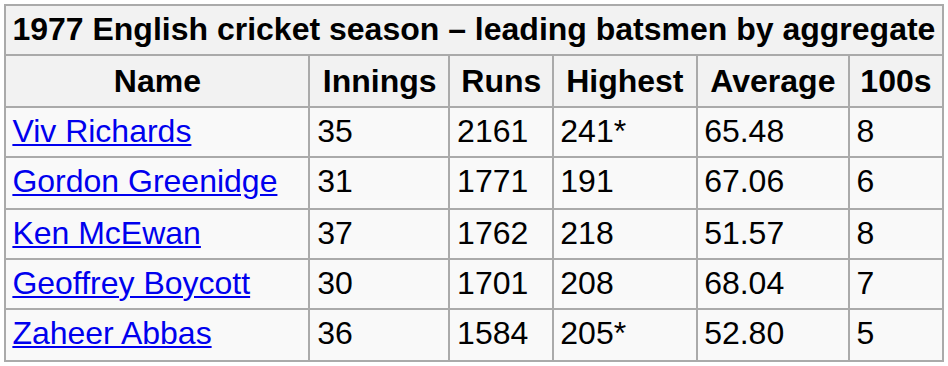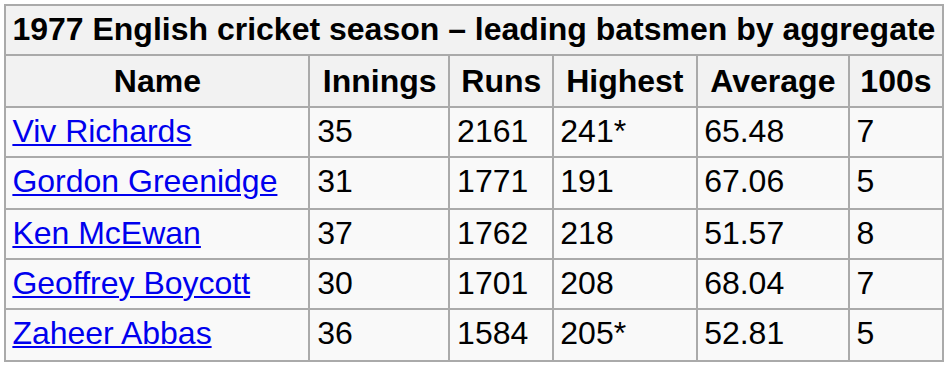(865, 131) 8 -> (865, 131) 7
(865, 182) 6 -> (865, 182) 5
(744, 334) 52.80 -> (744, 334) 52.81
